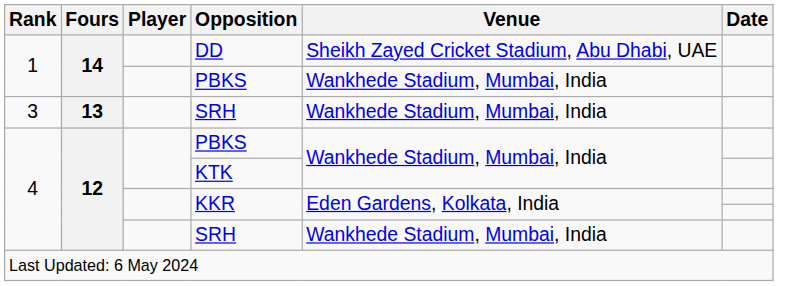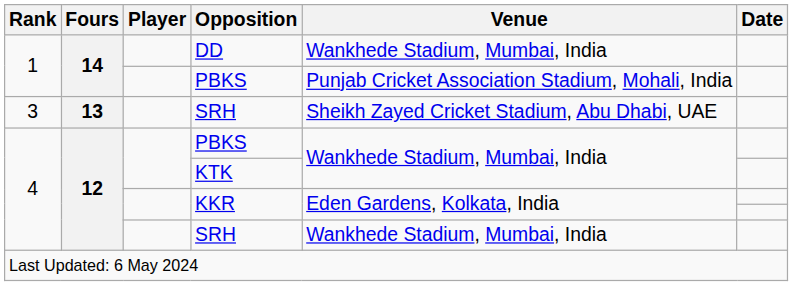(512, 50) Sheikh Zayed Cricket Stadium, Abu Dhabi, UAE -> (457, 50) Wankhede Stadium, Mumbai, India
(457, 81) Wankhede Stadium, Mumbai, India -> (519, 81) Punjab Cricket Association Stadium, Mohali, India
(457, 111) Wankhede Stadium, Mumbai, India -> (512, 111) Sheikh Zayed Cricket Stadium, Abu Dhabi, UAE
